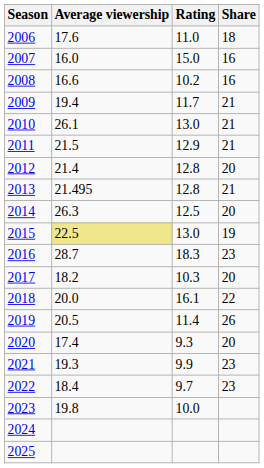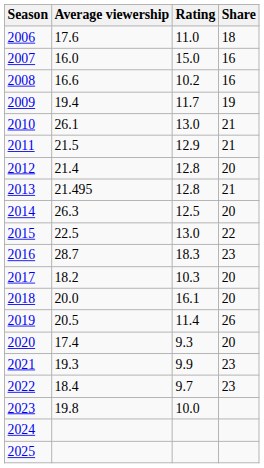(229, 102) 21 -> (229, 102) 19
(67, 233) khaki background -> (67, 233) no background
(229, 233) 19 -> (229, 233) 22
(229, 299) 22 -> (229, 299) 20
